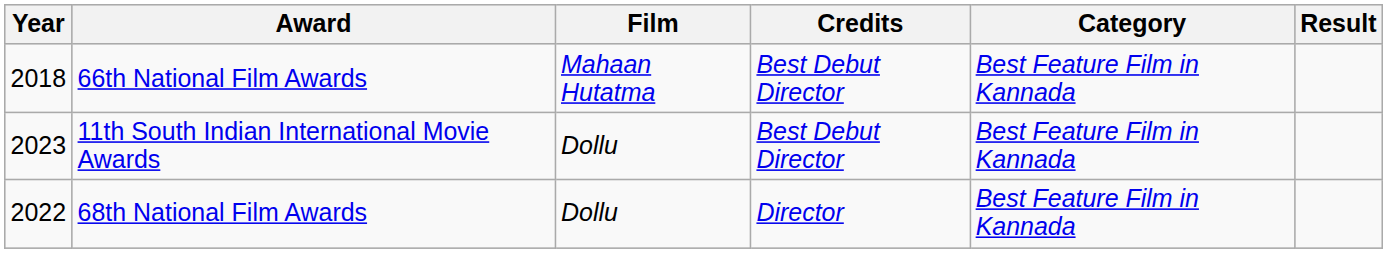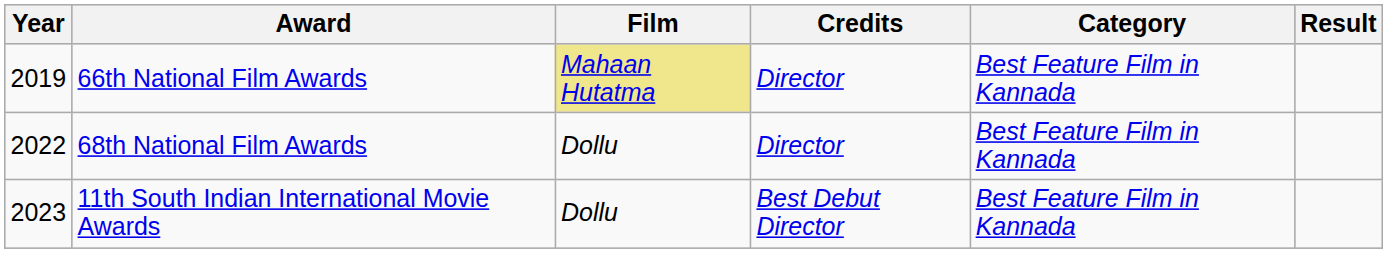(38, 77) 2018 -> (38, 77) 2019
(608, 77) no background -> (608, 77) khaki background
(818, 77) Best Debut Director -> (800, 77) Director
rows swapped: (222, 213) <-> (283, 145)
